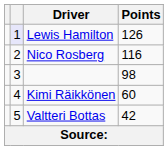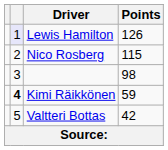(132, 54) 116 -> (132, 54) 115
(17, 95) normal -> (17, 95) bold
(129, 95) 60 -> (129, 95) 59
